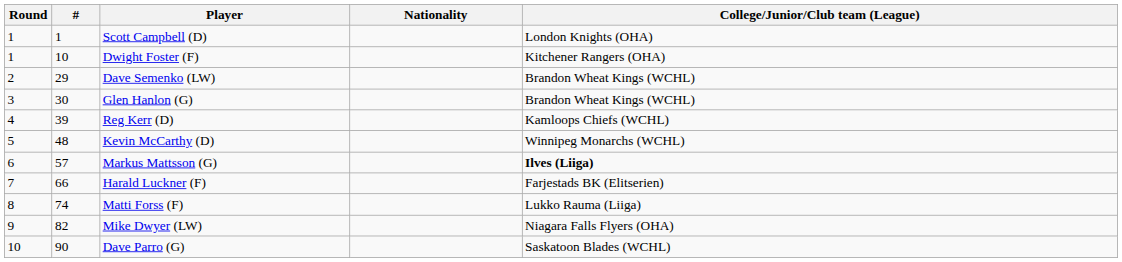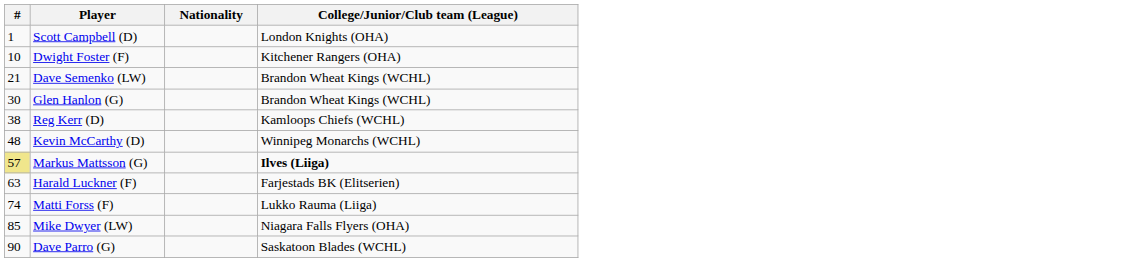- column: (28, 15)
(62, 78) 29 -> (14, 78) 21
(62, 120) 39 -> (14, 120) 38
(62, 162) no background -> (14, 162) khaki background
(62, 183) 66 -> (14, 183) 63
(62, 225) 82 -> (14, 225) 85
